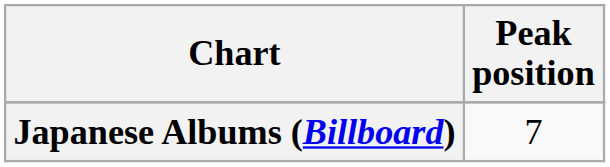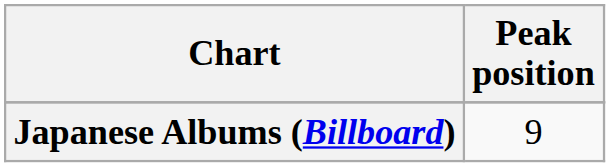(533, 131) 7 -> (533, 131) 9
